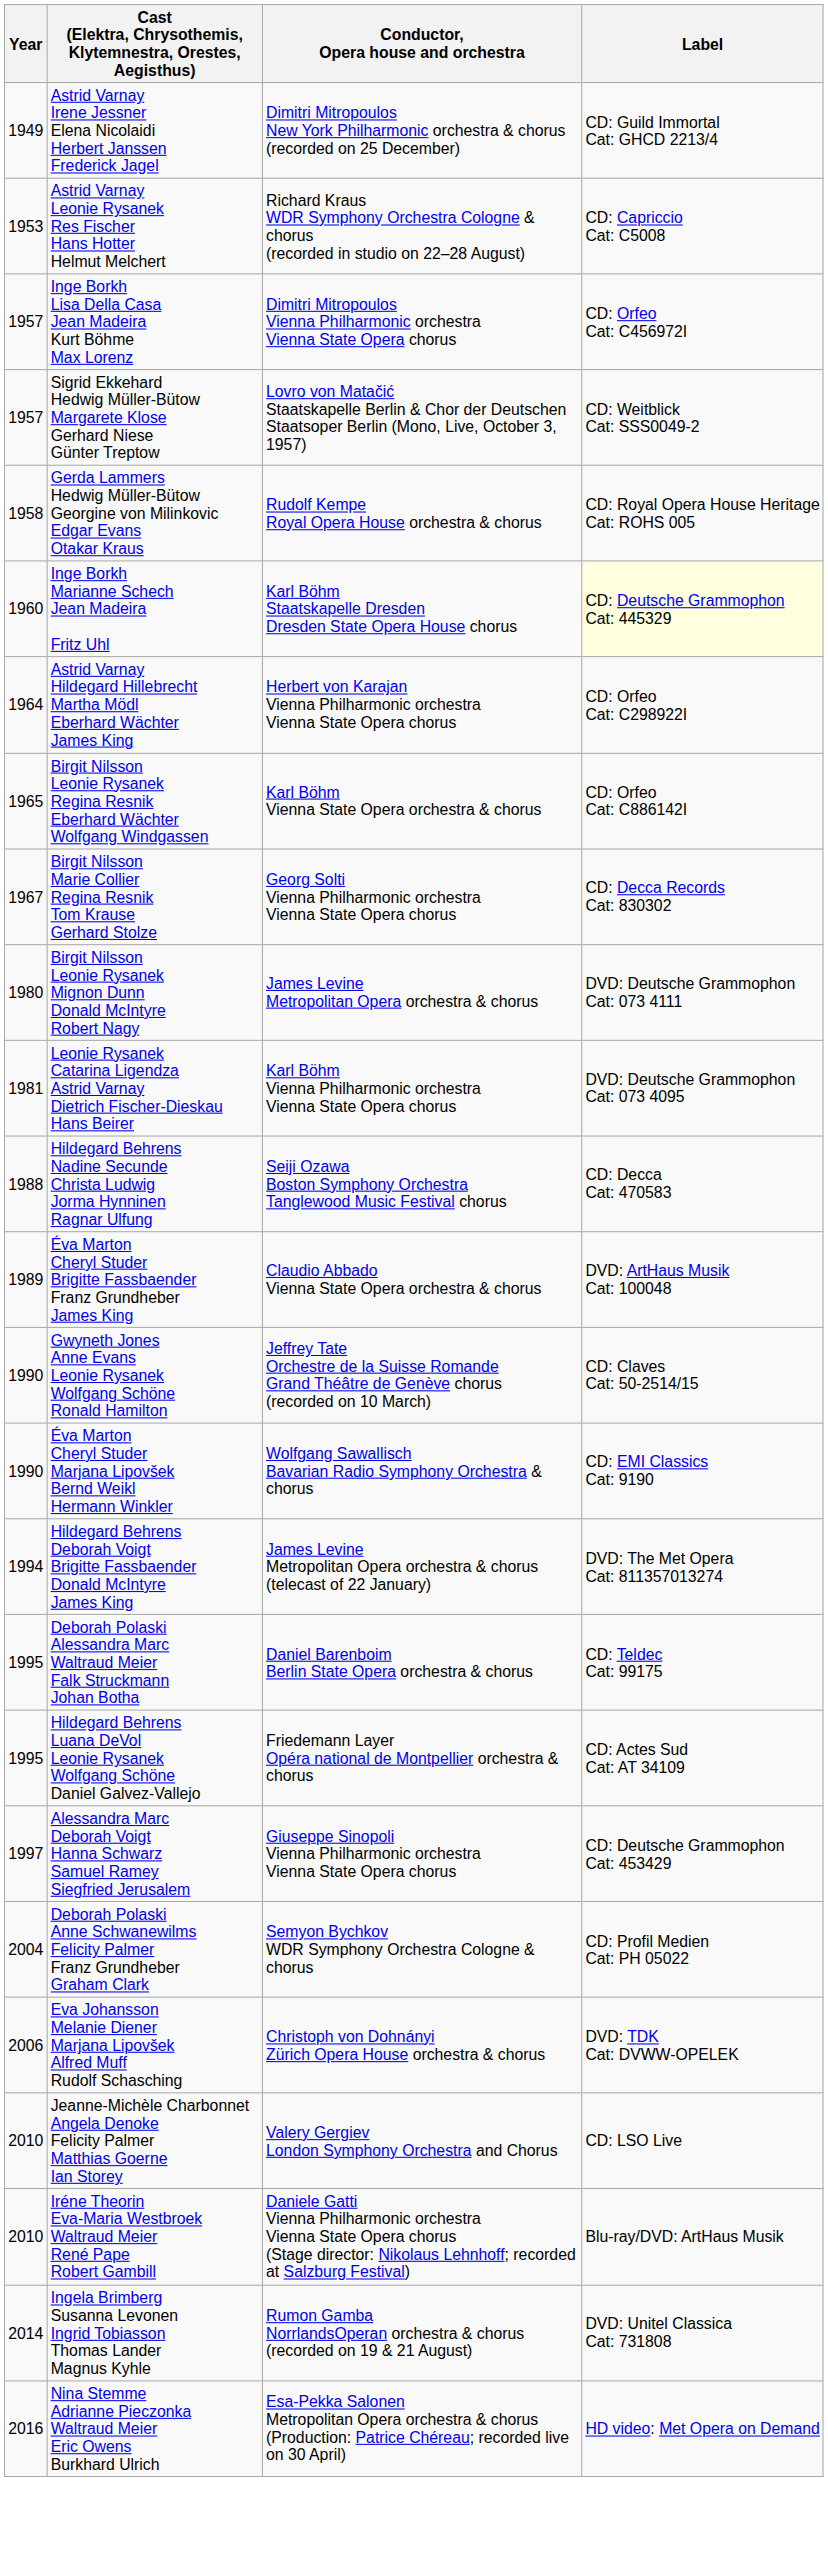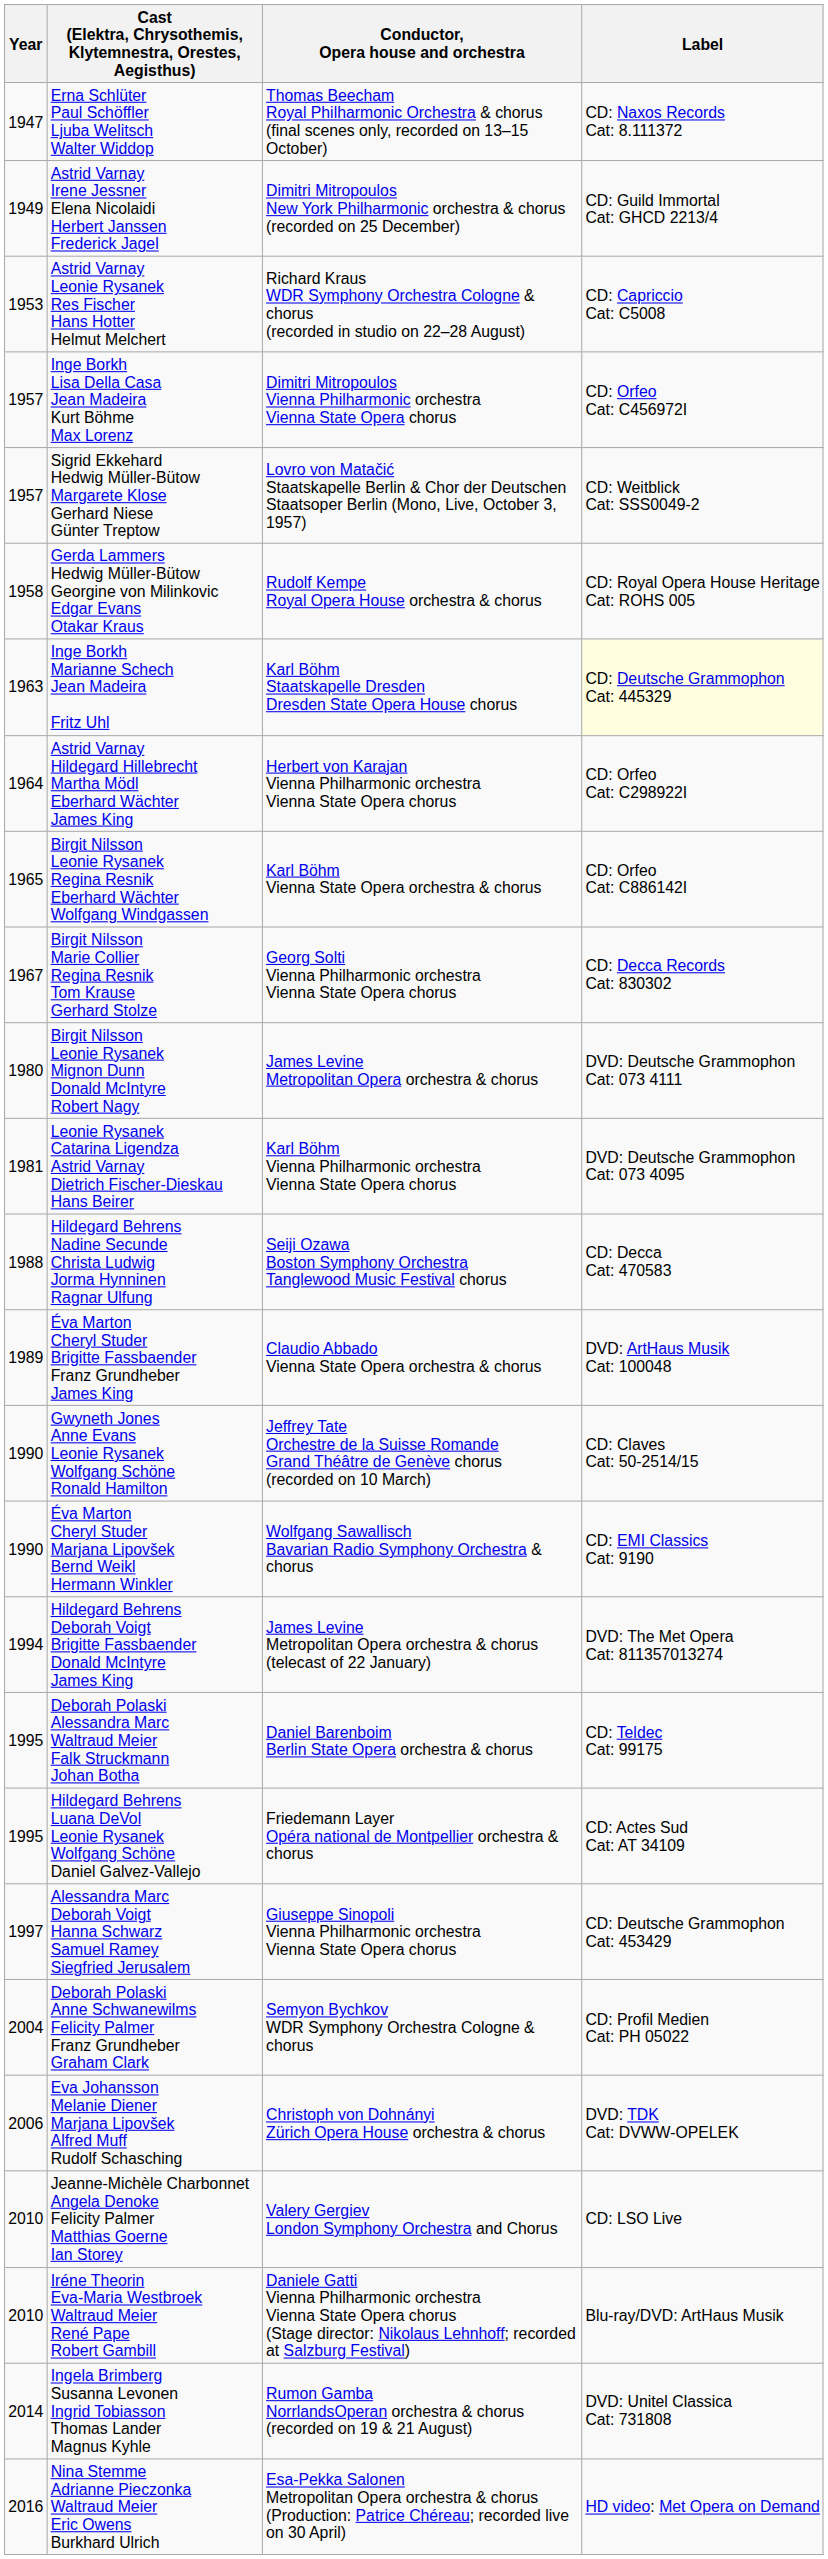+ row: (102, 122)
(26, 609) 1960 -> (26, 687) 1963
